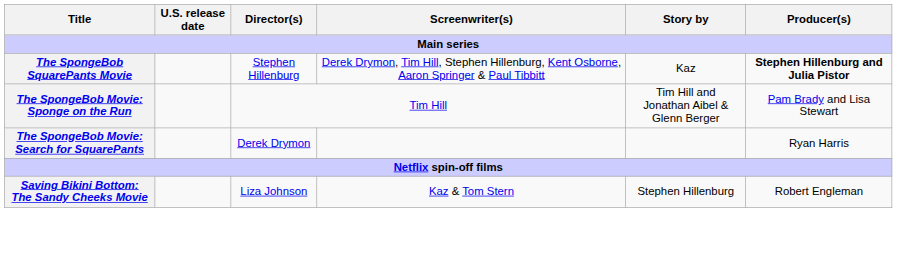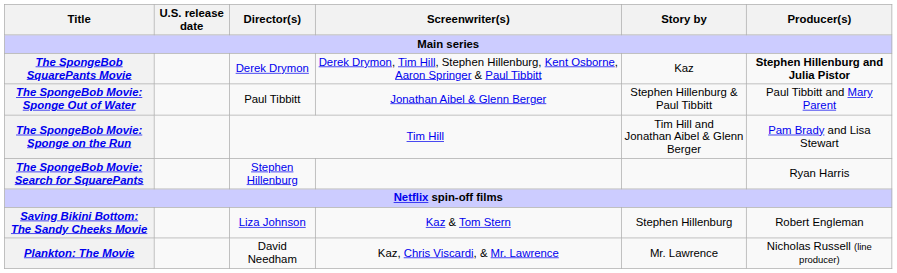(274, 68) Stephen Hillenburg -> (272, 68) Derek Drymon
+ row: (79, 99)
(274, 143) Derek Drymon -> (272, 173) Stephen Hillenburg
+ row: (79, 253)
